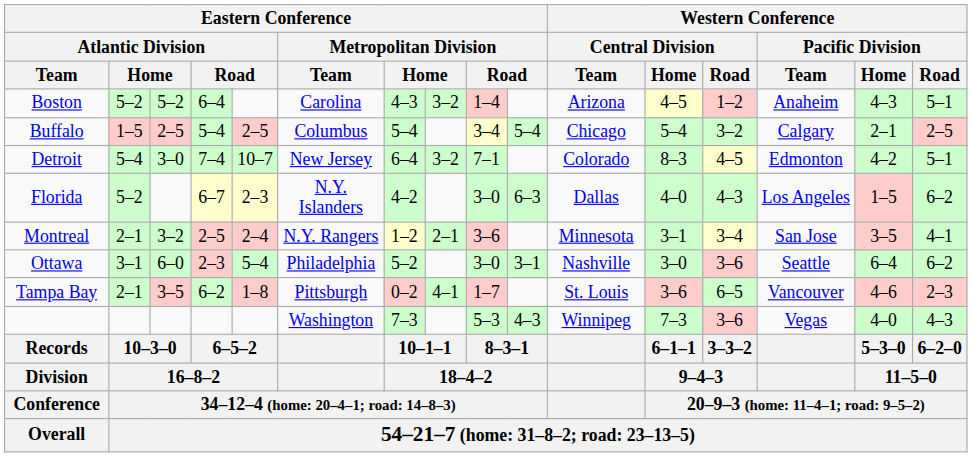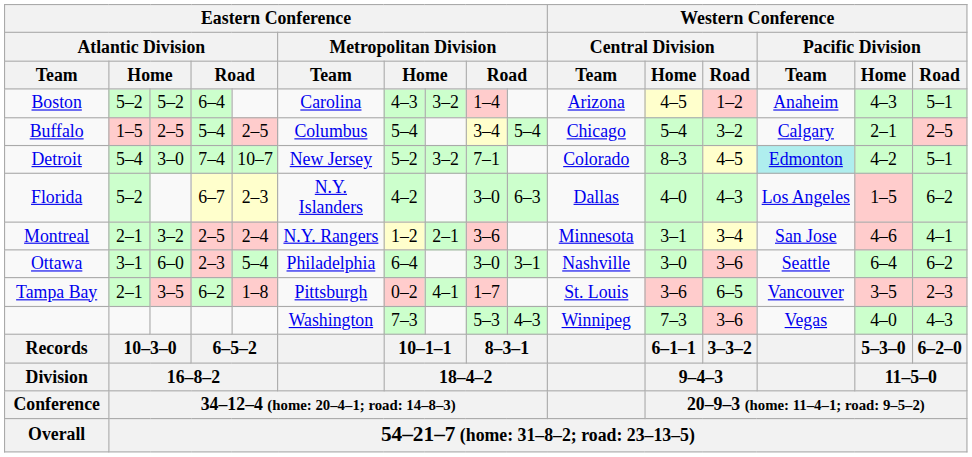(404, 159) 6–4 -> (404, 159) 5–2
(806, 159) no background -> (806, 159) paleturquoise background
(884, 235) 3–5 -> (884, 235) 4–6
(404, 263) 5–2 -> (404, 263) 6–4
(884, 292) 4–6 -> (884, 292) 3–5
